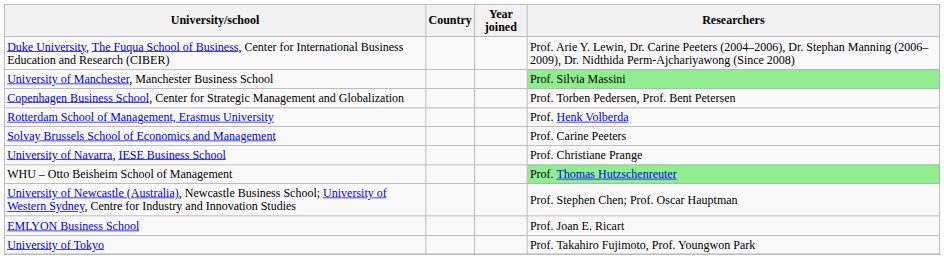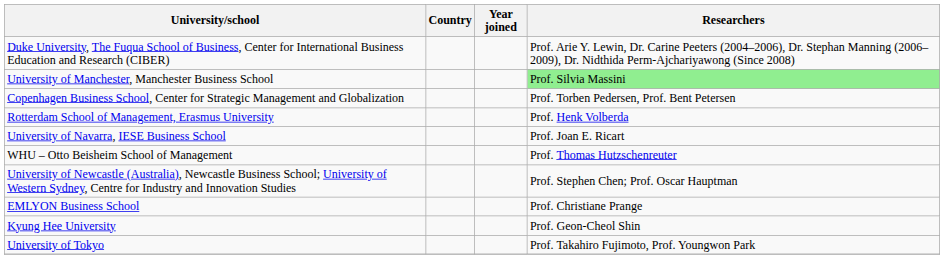- row: (141, 136)
(586, 155) Prof. Christiane Prange -> (577, 136) Prof. Joan E. Ricart
(603, 174) lightgreen background -> (603, 155) no background
(577, 225) Prof. Joan E. Ricart -> (586, 206) Prof. Christiane Prange
+ row: (61, 225)
